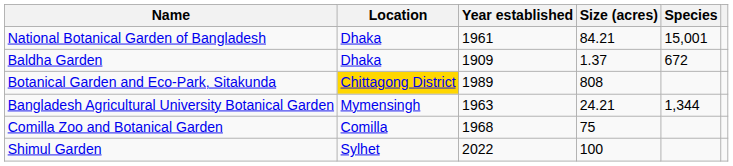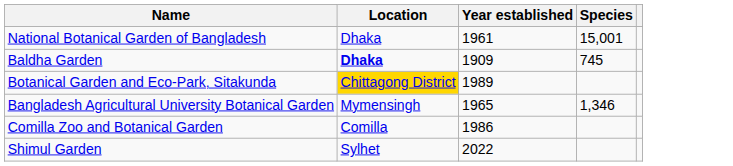- column: (619, 15)
(361, 60) normal -> (362, 60) bold
(676, 60) 672 -> (591, 60) 745
(478, 104) 1963 -> (478, 104) 1965
(682, 104) 1,344 -> (597, 104) 1,346
(478, 127) 1968 -> (478, 127) 1986
